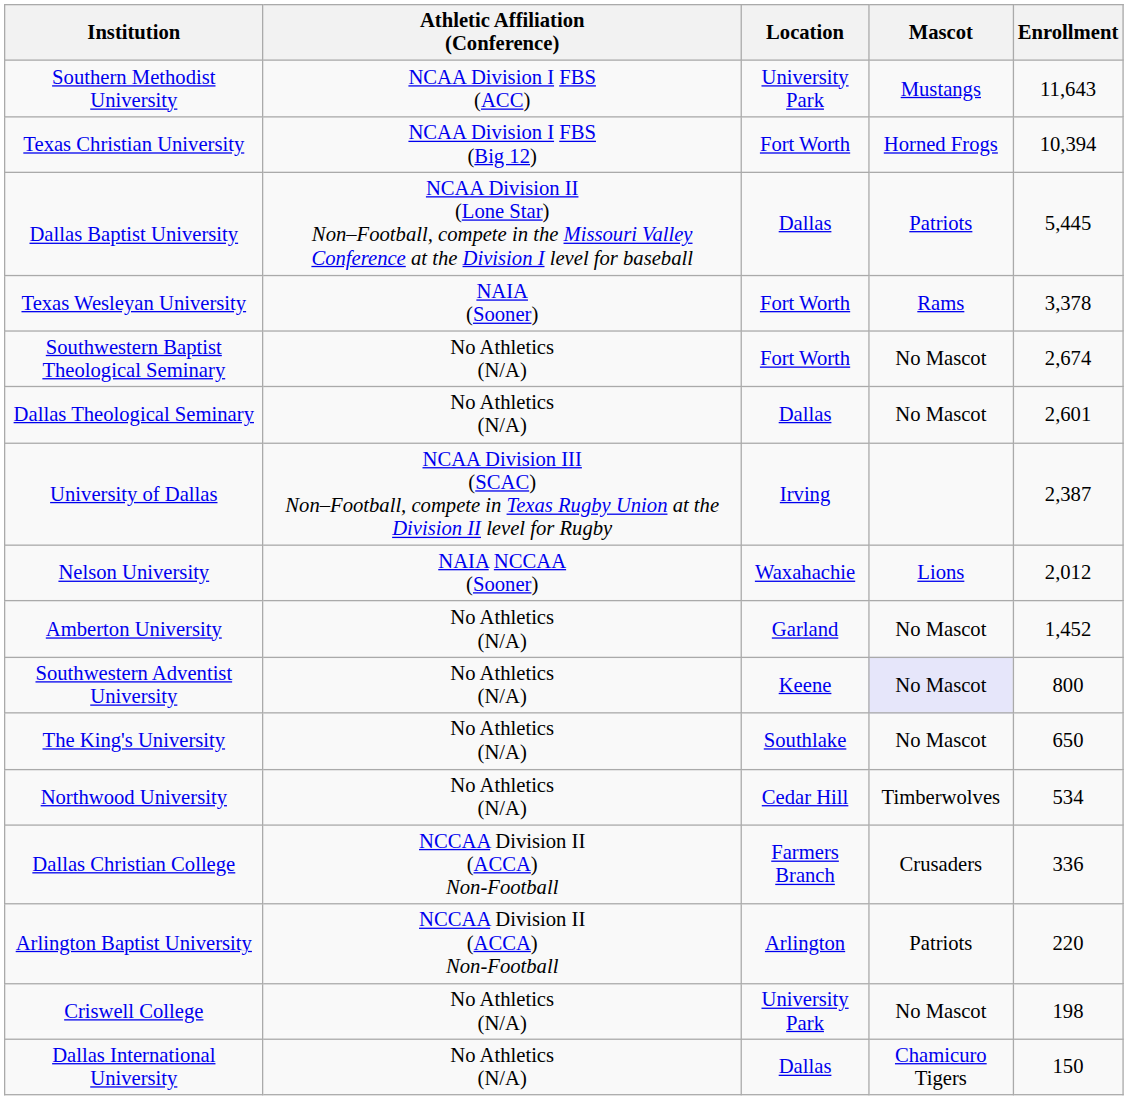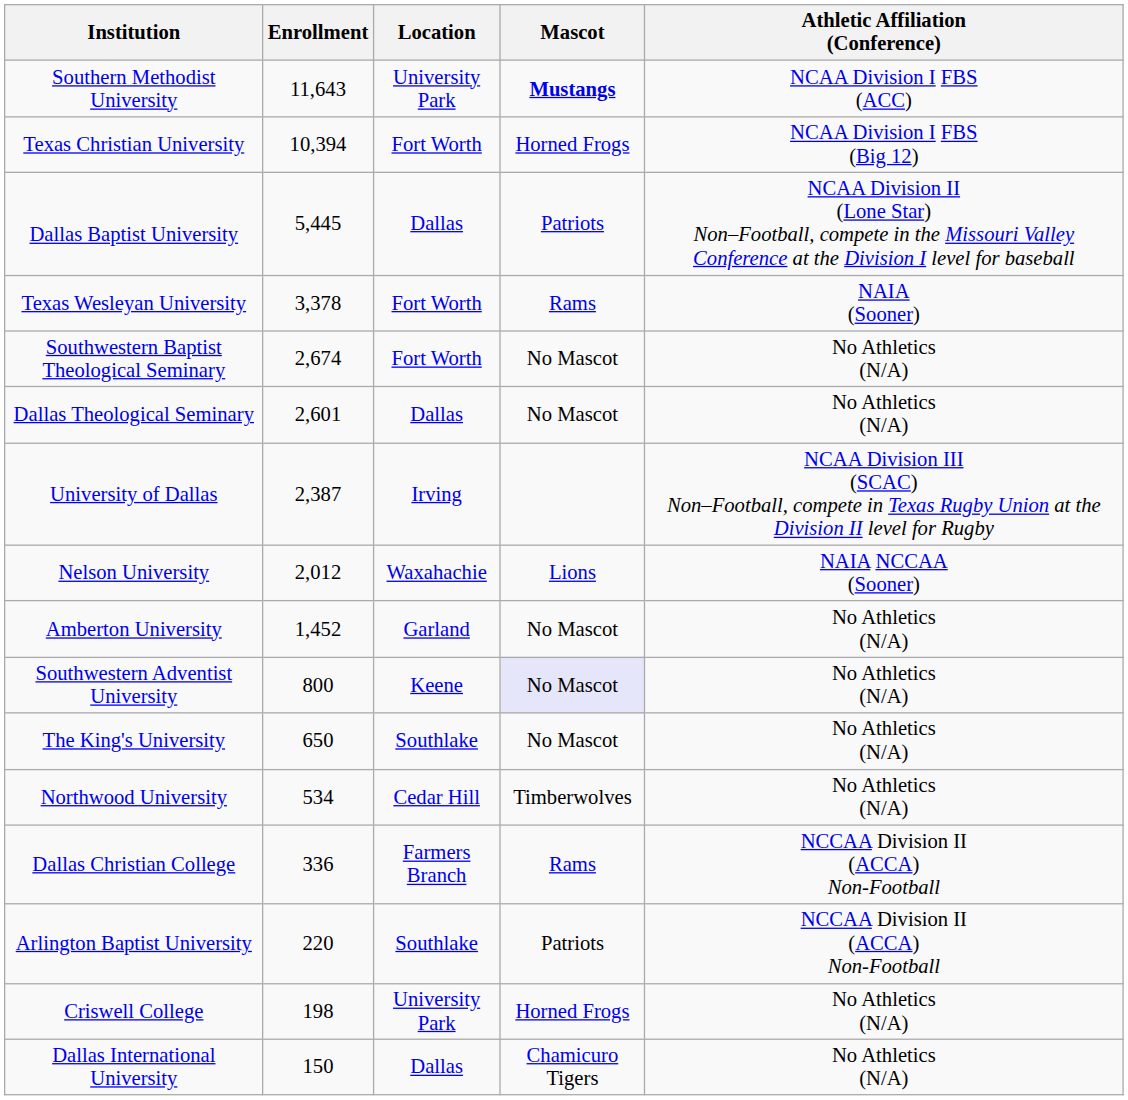columns swapped: (1068, 32) <-> (502, 32)
(941, 88) normal -> (572, 88) bold
(941, 864) Crusaders -> (572, 864) Rams
(805, 943) Arlington -> (437, 943) Southlake
(941, 1011) No Mascot -> (572, 1011) Horned Frogs
